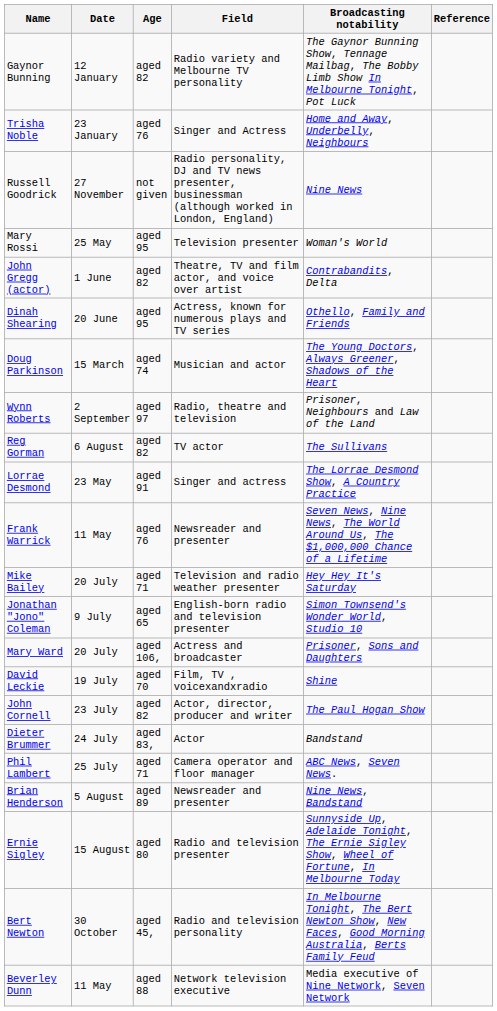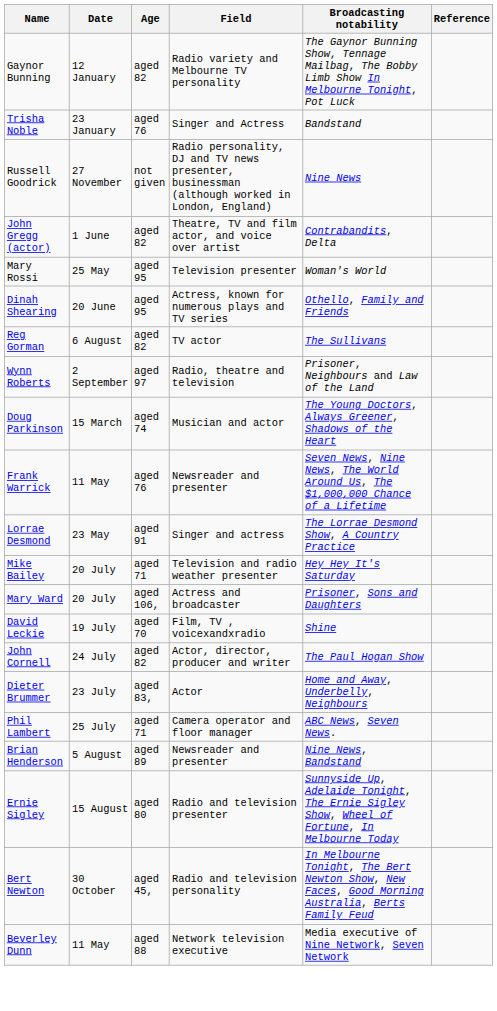(350, 131) Home and Away, Underbelly, Neighbours -> (333, 125) Bandstand
rows swapped: (22, 243) <-> (29, 278)
rows swapped: (26, 447) <-> (35, 366)
rows swapped: (29, 535) <-> (29, 482)
- row: (32, 617)
(96, 710) 23 July -> (94, 657) 24 July
(96, 739) 24 July -> (94, 692) 23 July
(334, 739) Bandstand -> (349, 692) Home and Away, Underbelly, Neighbours
